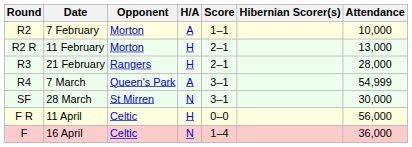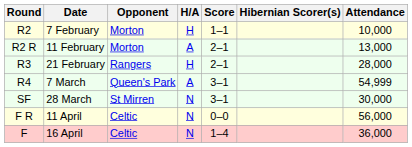(190, 30) A -> (190, 30) H
(190, 47) H -> (190, 47) A
(190, 116) H -> (190, 116) N
